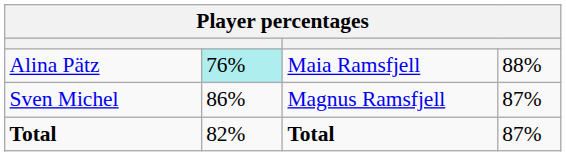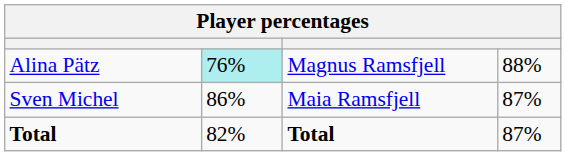(354, 65) Maia Ramsfjell -> (366, 65) Magnus Ramsfjell
(366, 99) Magnus Ramsfjell -> (354, 99) Maia Ramsfjell
